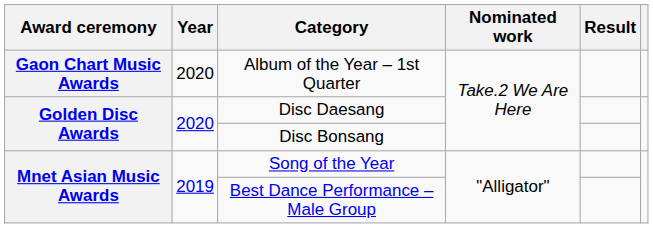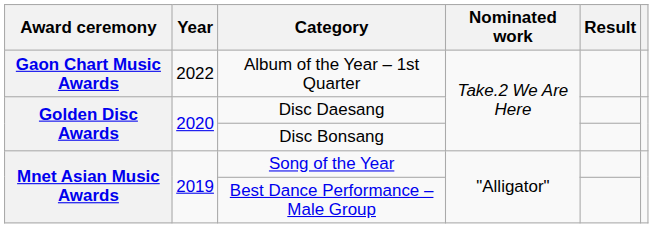(195, 73) 2020 -> (195, 73) 2022
